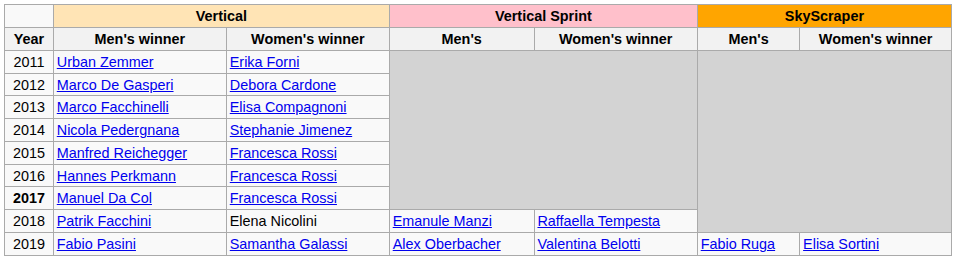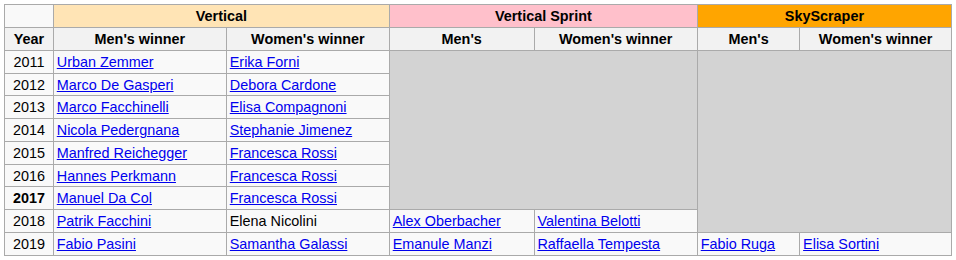(442, 221) Emanule Manzi -> (447, 221) Alex Oberbacher
(599, 221) Raffaella Tempesta -> (589, 221) Valentina Belotti
(447, 244) Alex Oberbacher -> (442, 244) Emanule Manzi
(589, 244) Valentina Belotti -> (599, 244) Raffaella Tempesta
